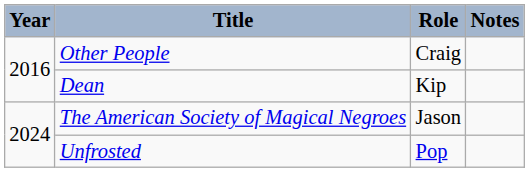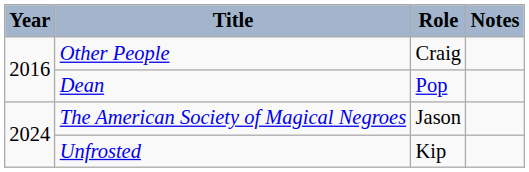(431, 85) Kip -> (432, 85) Pop
(432, 150) Pop -> (431, 150) Kip
